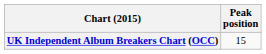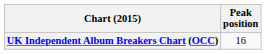(241, 40) 15 -> (241, 40) 16
